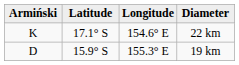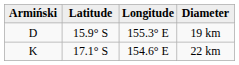rows swapped: (205, 51) <-> (205, 32)
